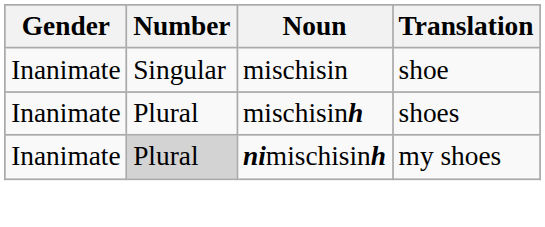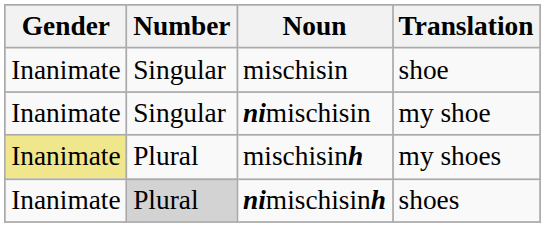+ row: (307, 112)
(66, 112) no background -> (66, 156) khaki background
(429, 112) shoes -> (450, 156) my shoes
(450, 156) my shoes -> (429, 199) shoes
